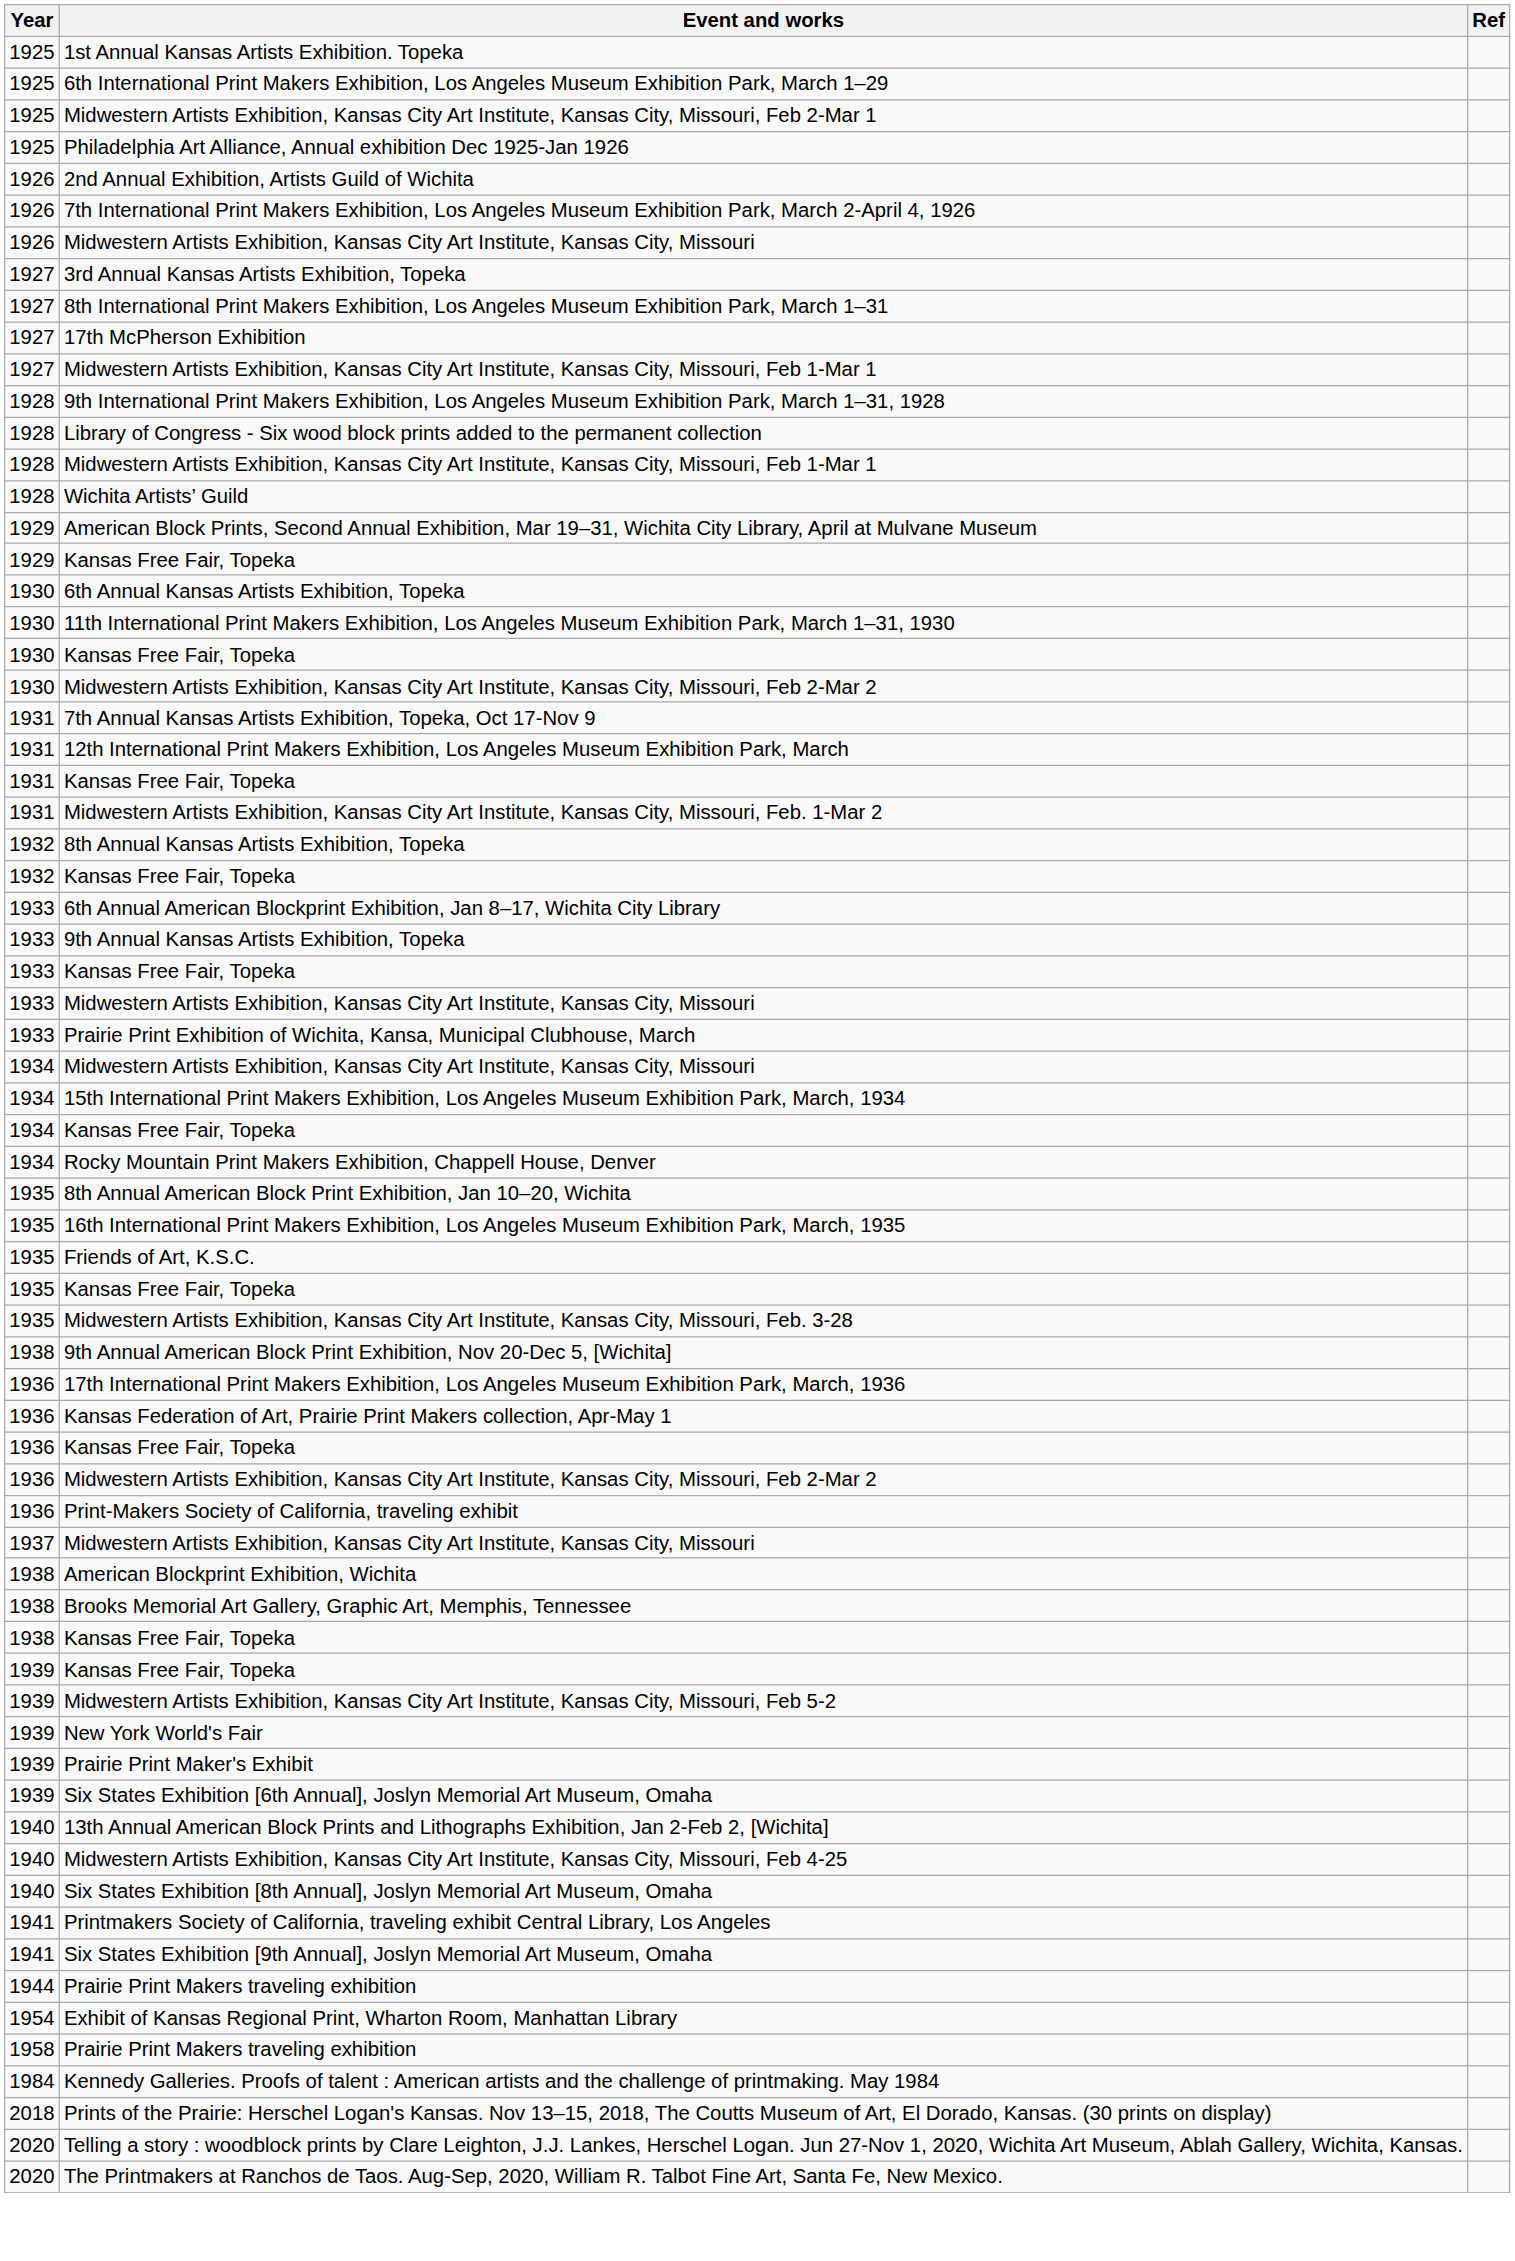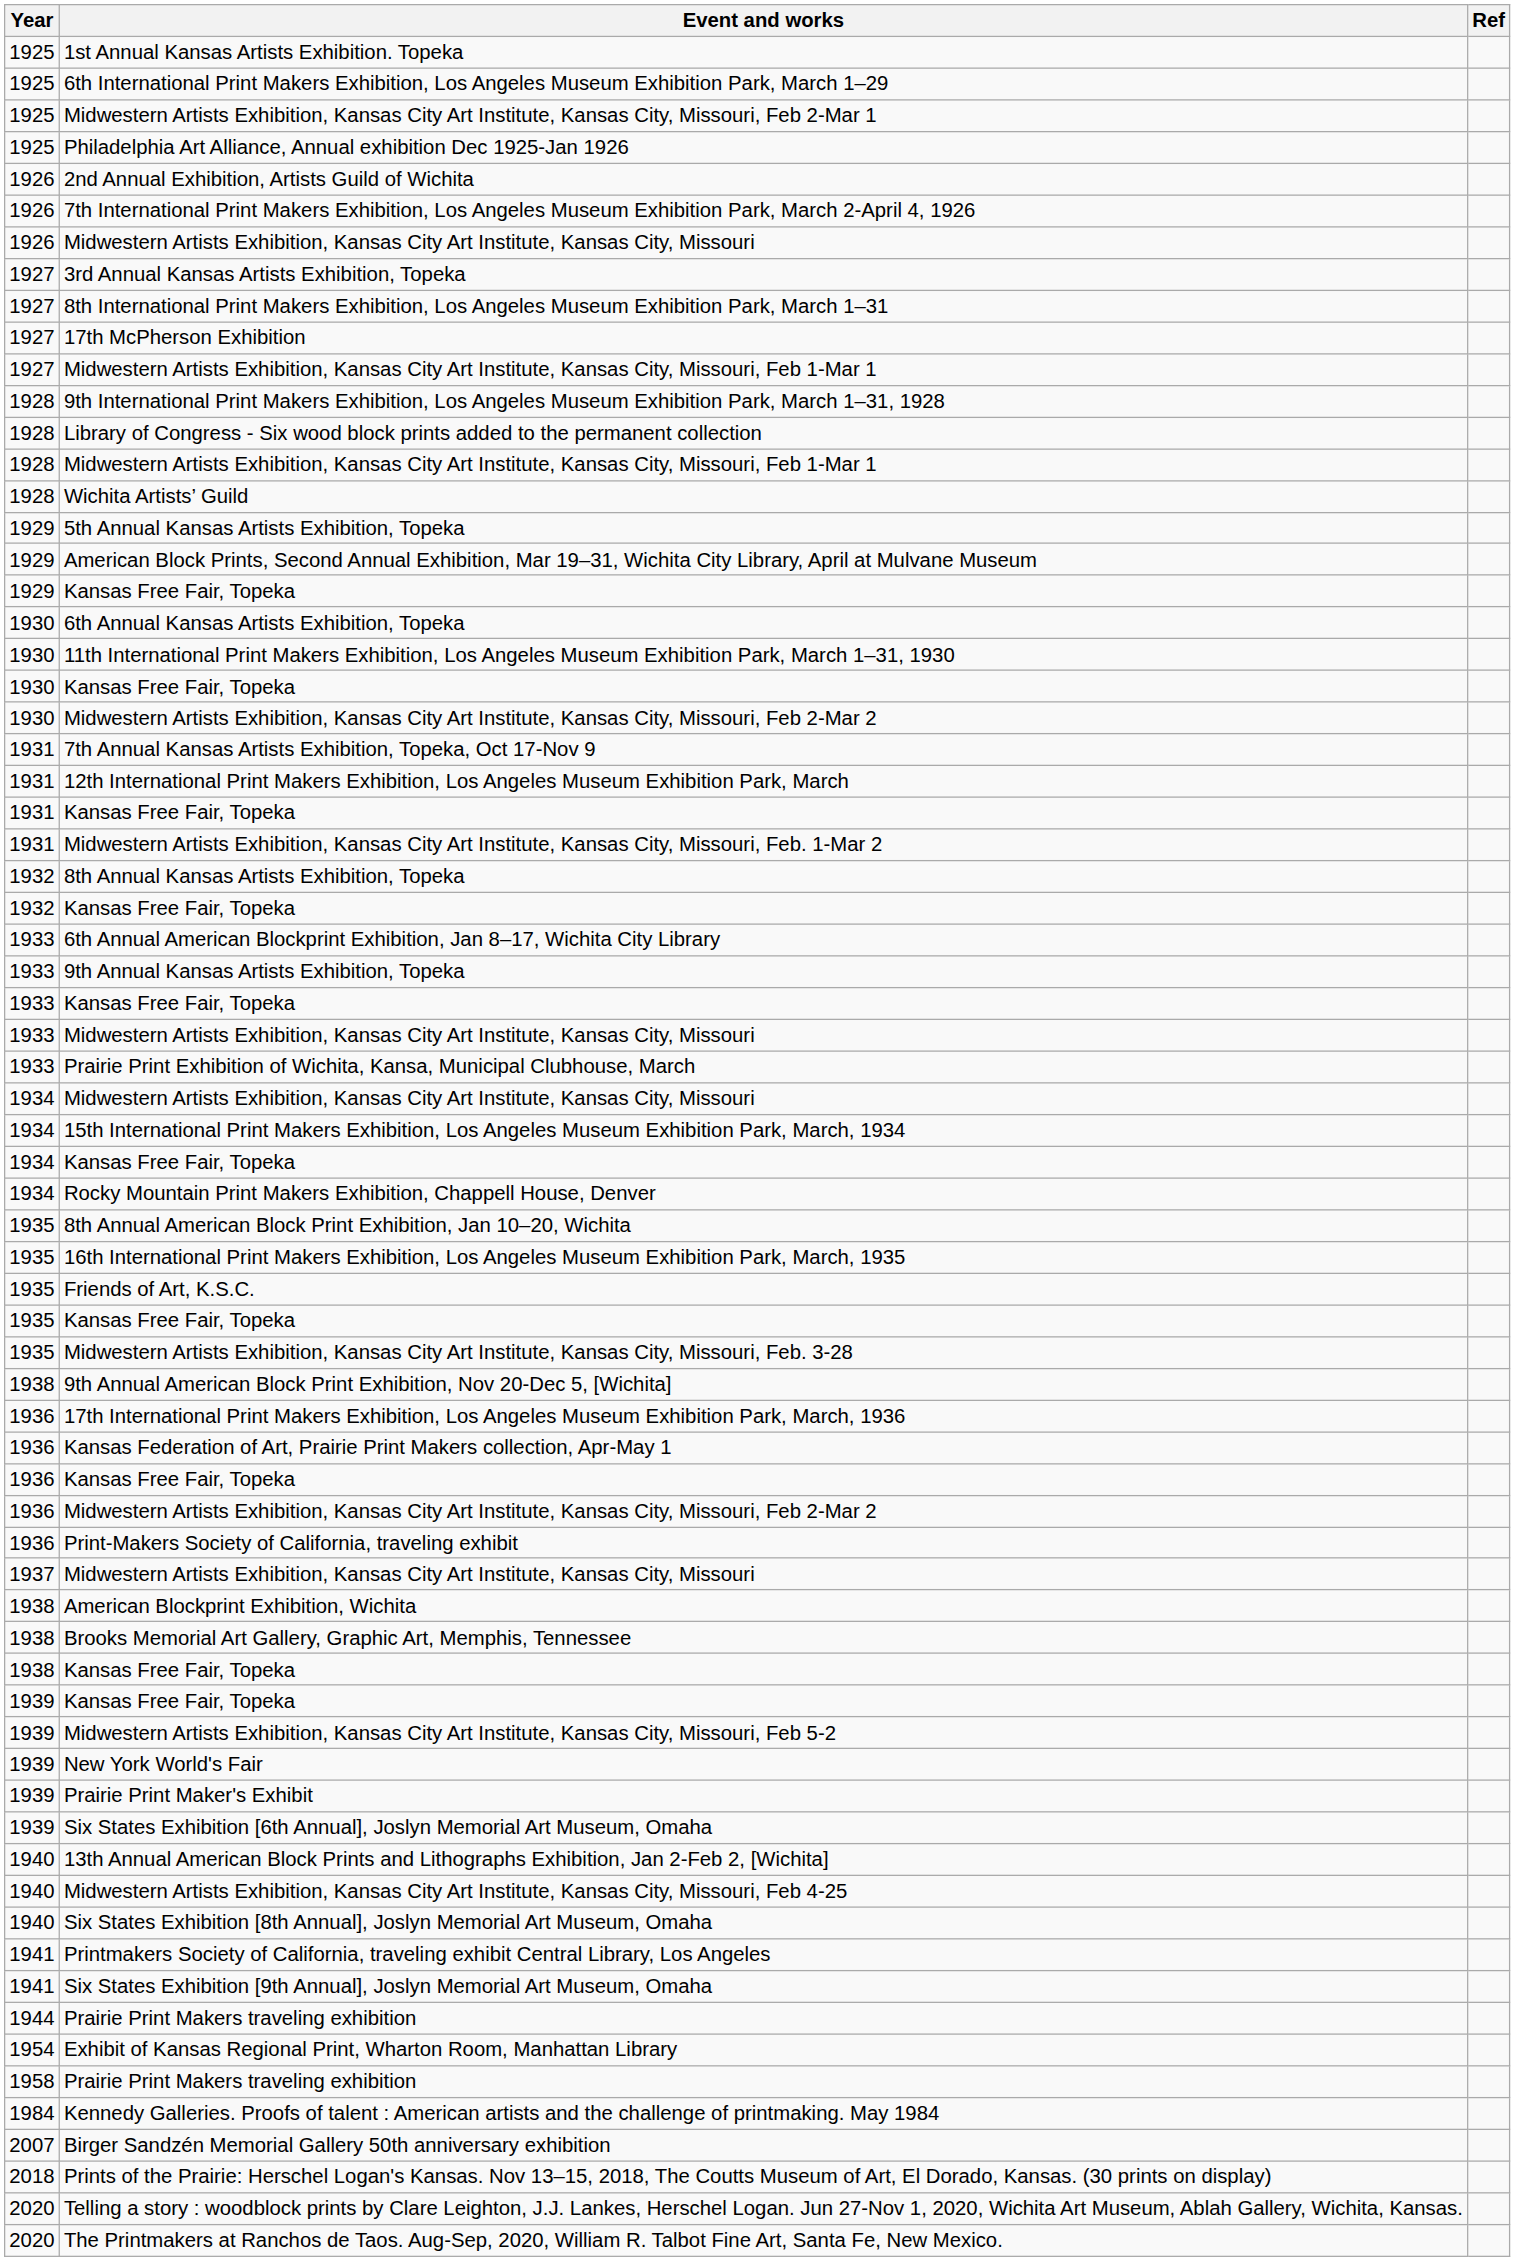+ row: (32, 527)
+ row: (32, 2145)
